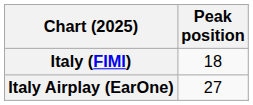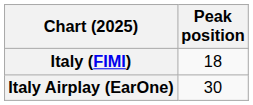(213, 87) 27 -> (213, 87) 30
